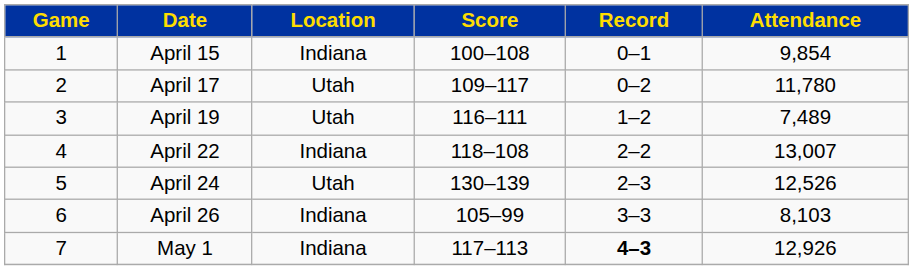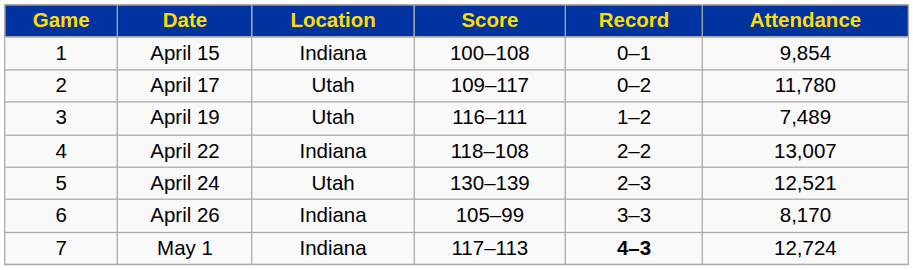(805, 183) 12,526 -> (805, 183) 12,521
(805, 215) 8,103 -> (805, 215) 8,170
(805, 248) 12,926 -> (805, 248) 12,724
